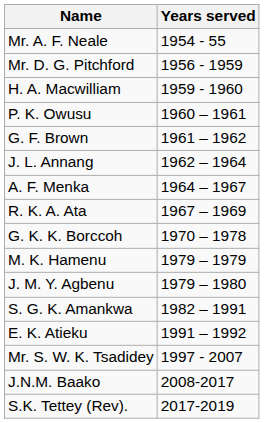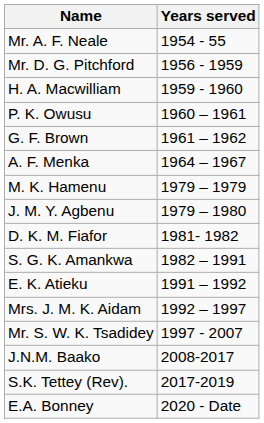- row: (51, 162)
- row: (47, 211)
- row: (65, 235)
+ row: (58, 235)
+ row: (75, 308)
+ row: (51, 406)
